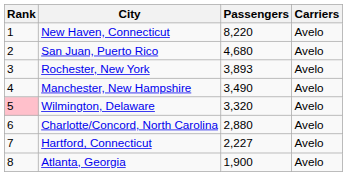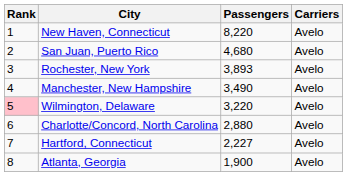(238, 106) 3,320 -> (238, 106) 3,220
